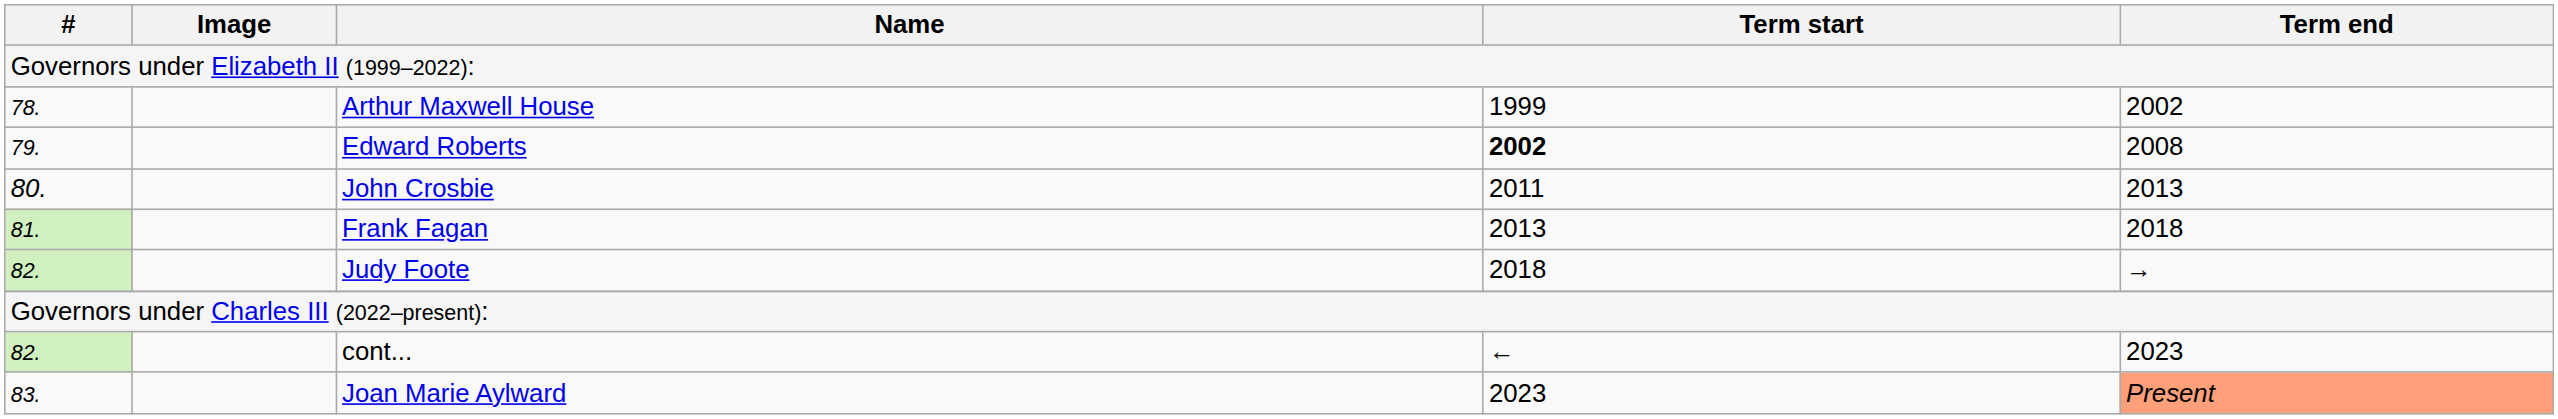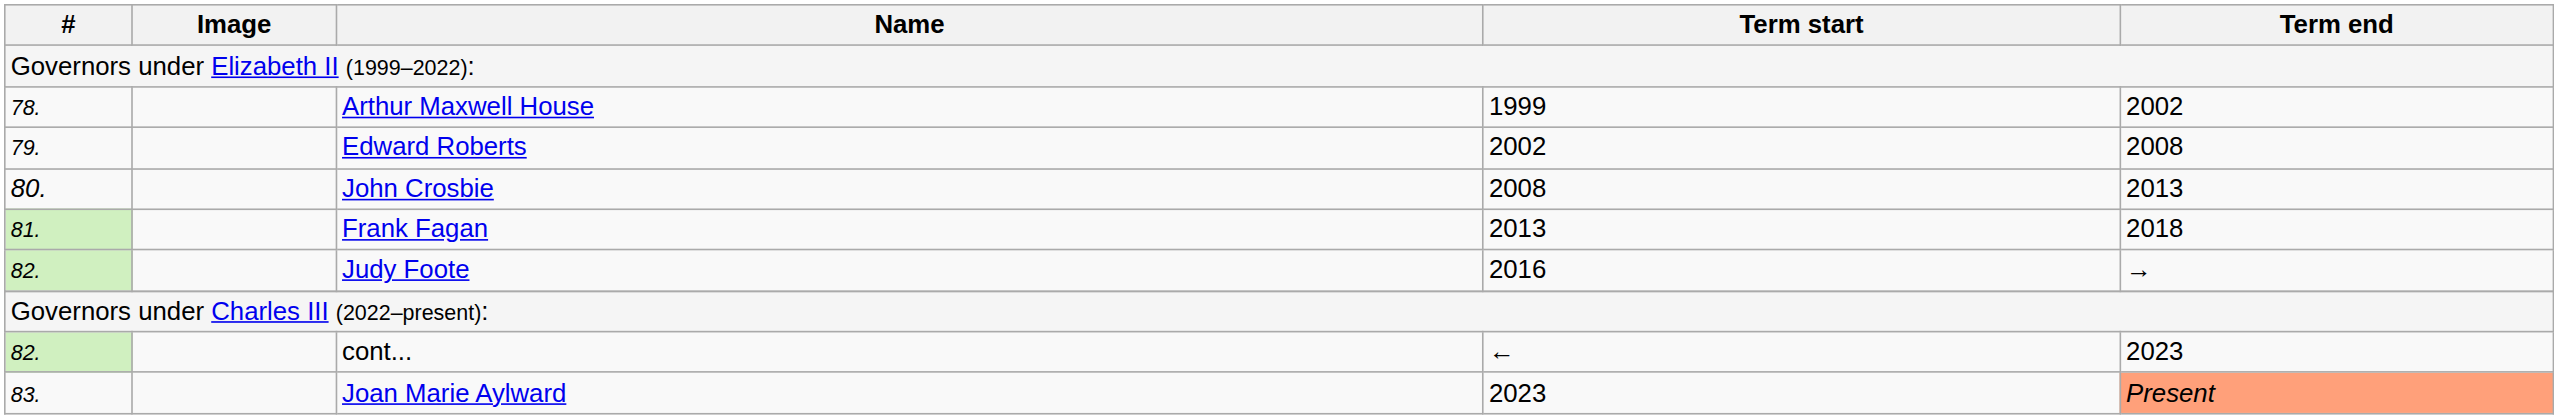(1518, 147) bold -> (1518, 147) normal
(1517, 188) 2011 -> (1518, 188) 2008
(1518, 270) 2018 -> (1518, 270) 2016
